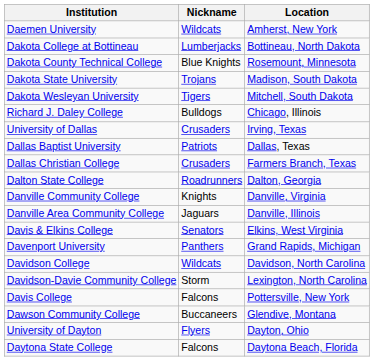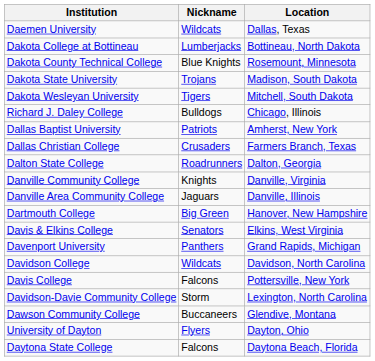(292, 29) Amherst, New York -> (278, 29) Dallas, Texas
- row: (52, 130)
(278, 146) Dallas, Texas -> (292, 130) Amherst, New York
+ row: (51, 213)
rows swapped: (92, 280) <-> (39, 297)
